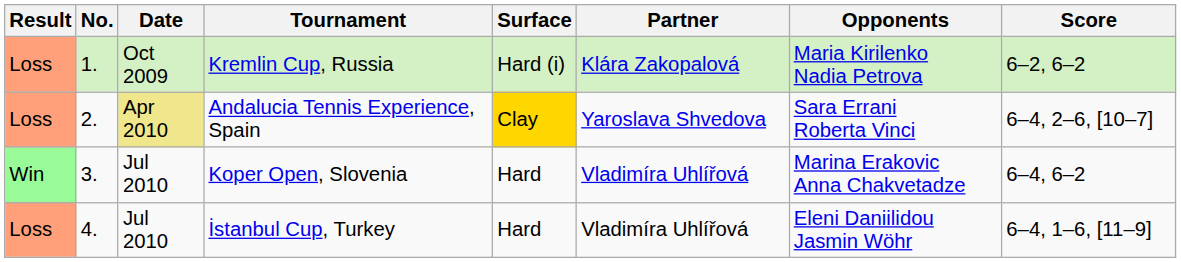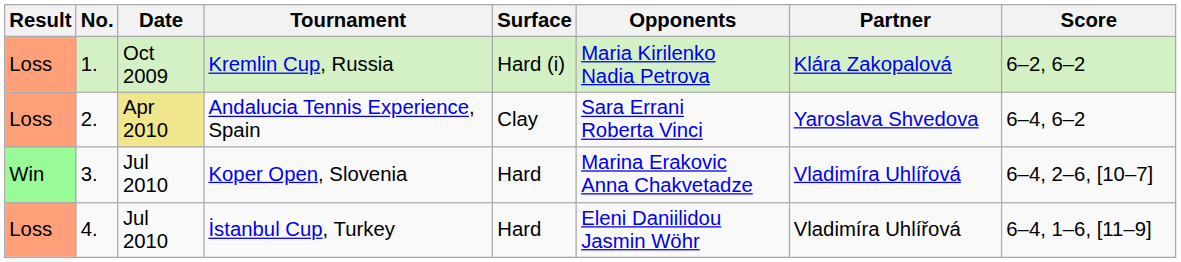columns swapped: (683, 20) <-> (895, 20)
(518, 119) gold background -> (518, 119) no background
(1080, 119) 6–4, 2–6, [10–7] -> (1046, 119) 6–4, 6–2
(1046, 174) 6–4, 6–2 -> (1080, 174) 6–4, 2–6, [10–7]
